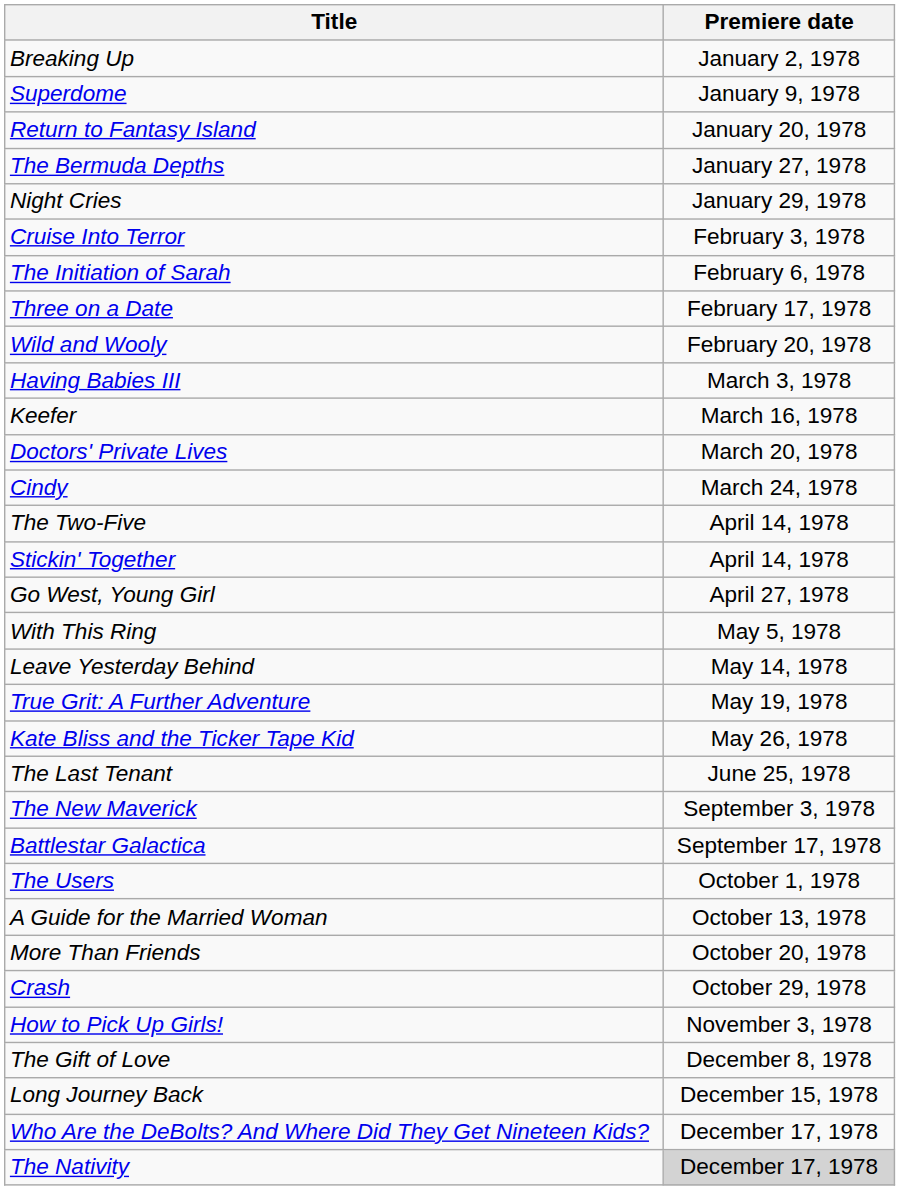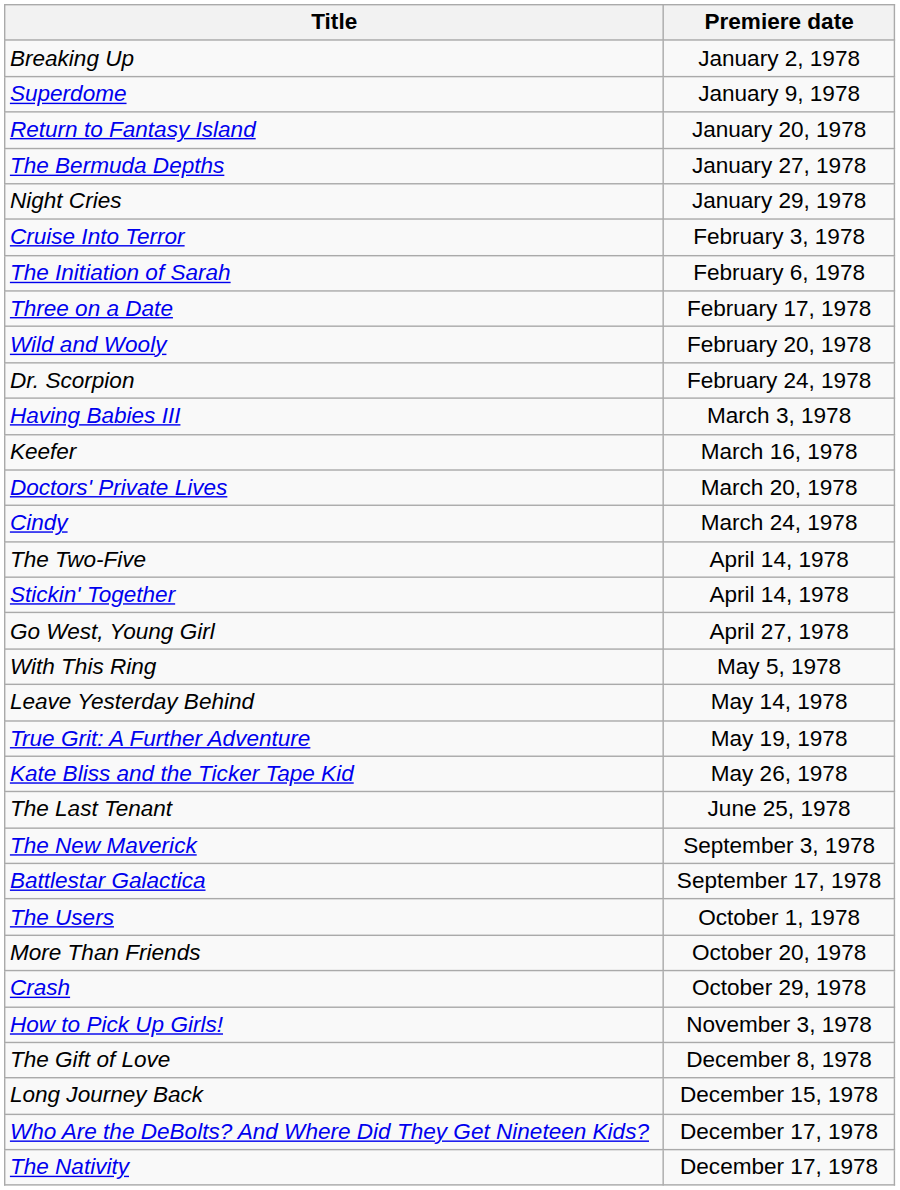+ row: (72, 380)
- row: (169, 916)
(779, 1167) lightgrey background -> (779, 1167) no background
